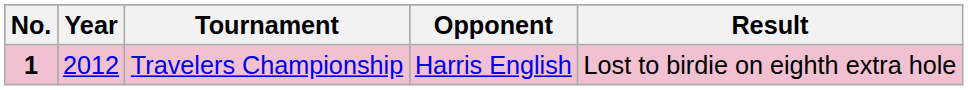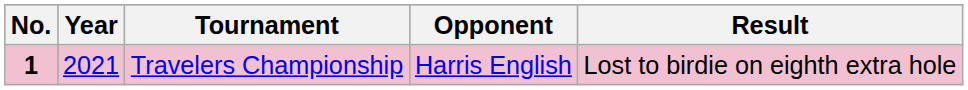(91, 65) 2012 -> (91, 65) 2021
